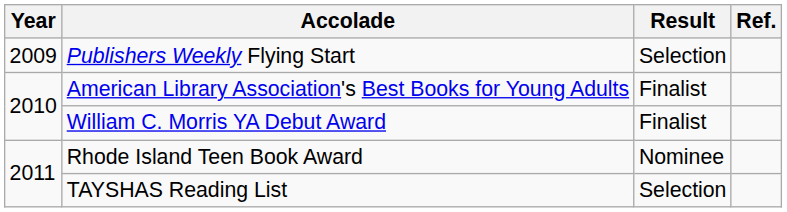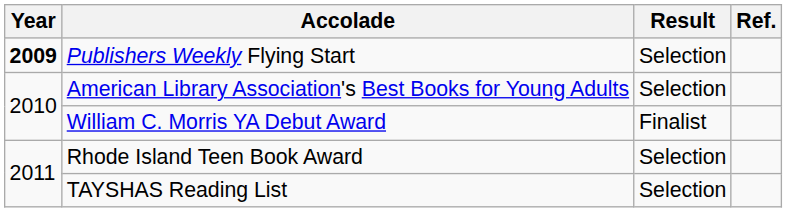(33, 55) normal -> (33, 55) bold
(673, 88) Finalist -> (683, 88) Selection
(681, 156) Nominee -> (683, 156) Selection
